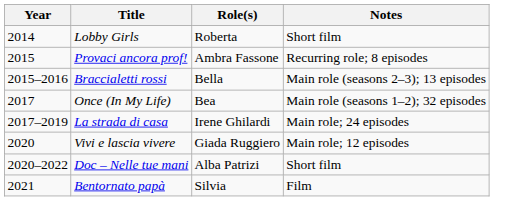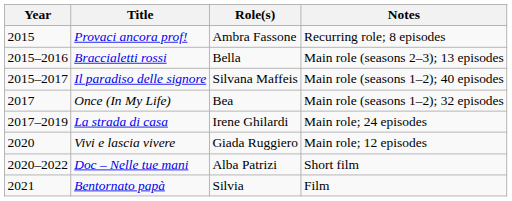- row: (106, 36)
+ row: (140, 79)
